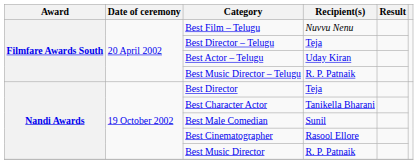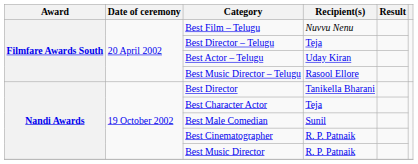(330, 74) R. P. Patnaik -> (332, 74) Rasool Ellore
(314, 89) Teja -> (340, 89) Tanikella Bharani
(340, 105) Tanikella Bharani -> (314, 105) Teja
(332, 136) Rasool Ellore -> (330, 136) R. P. Patnaik
